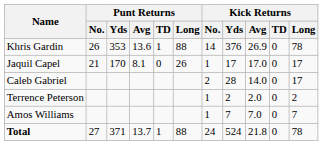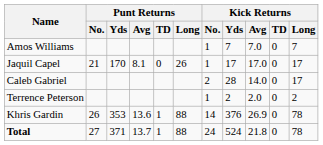rows swapped: (35, 47) <-> (40, 115)
